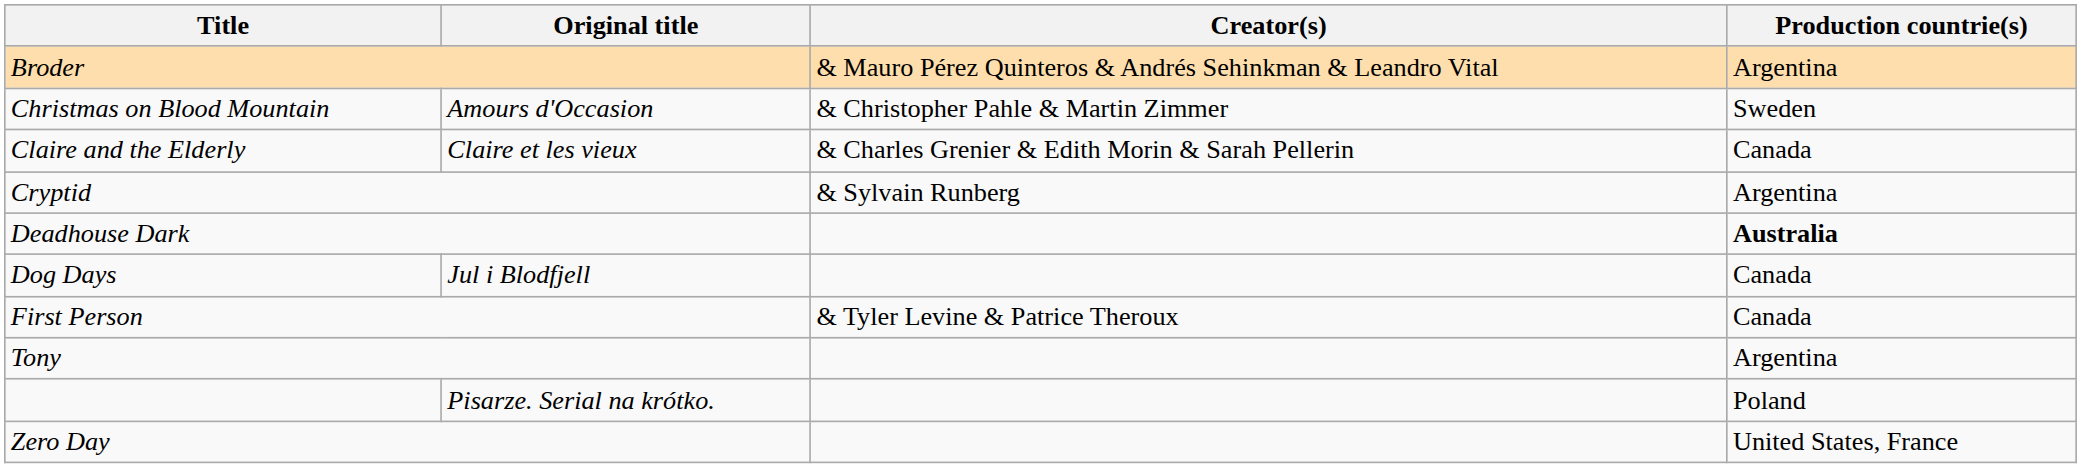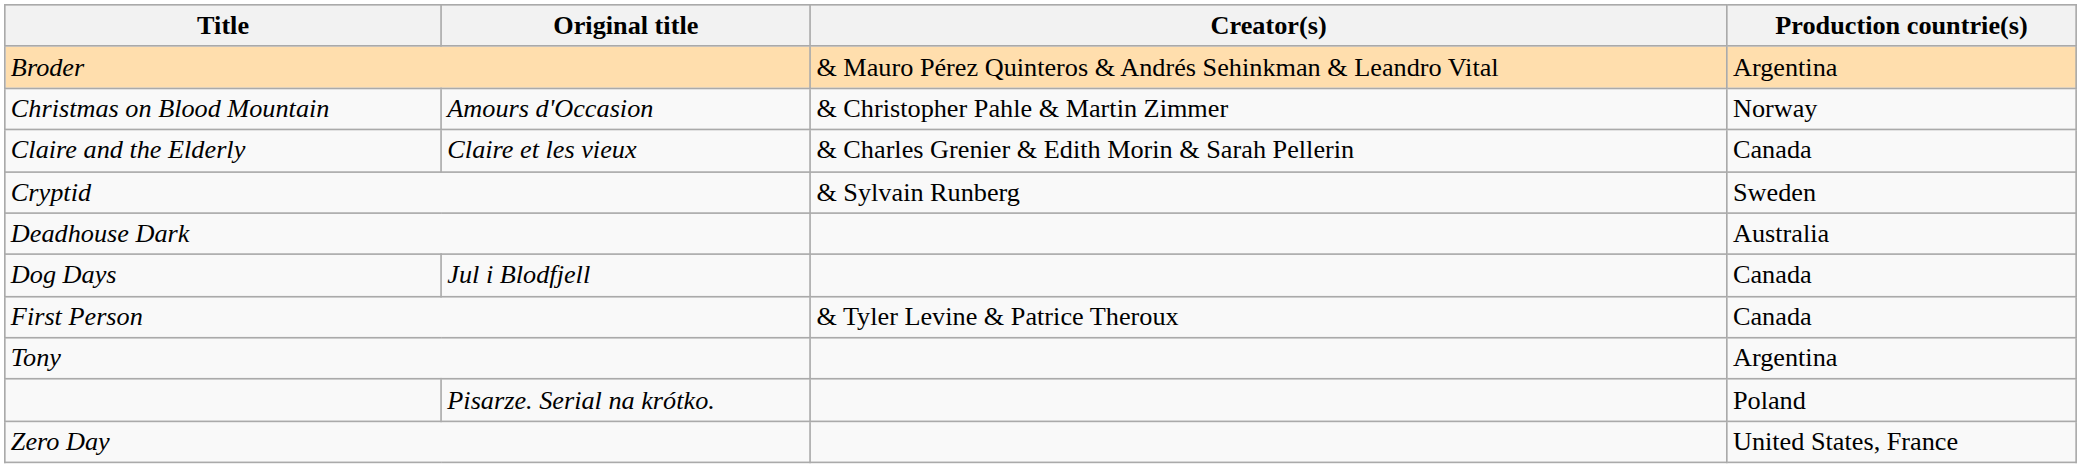(1775, 108) Sweden -> (1775, 108) Norway
(1785, 191) Argentina -> (1775, 191) Sweden
(1785, 233) bold -> (1781, 233) normal
